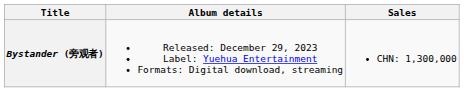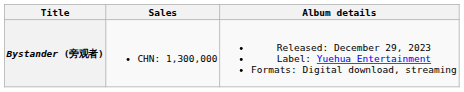columns swapped: (226, 12) <-> (402, 12)
